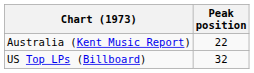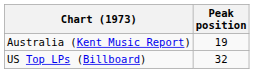(221, 42) 22 -> (221, 42) 19
